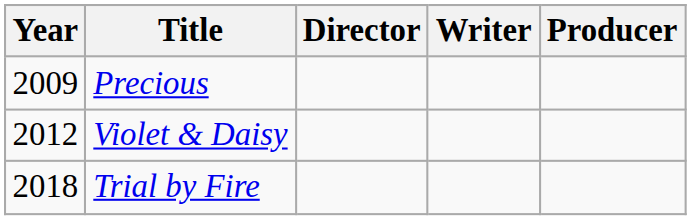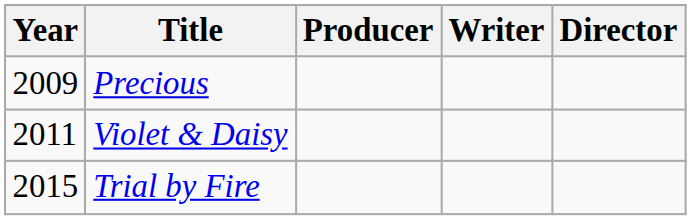columns swapped: (362, 30) <-> (612, 30)
(45, 134) 2012 -> (45, 134) 2011
(45, 186) 2018 -> (45, 186) 2015
